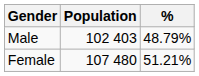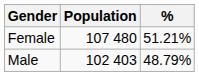rows swapped: (31, 61) <-> (23, 38)
